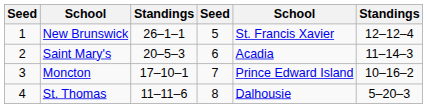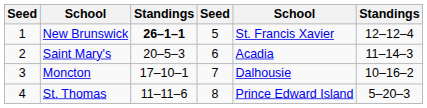(164, 34) normal -> (164, 34) bold
(295, 73) Prince Edward Island -> (263, 73) Dalhousie
(263, 93) Dalhousie -> (295, 93) Prince Edward Island
